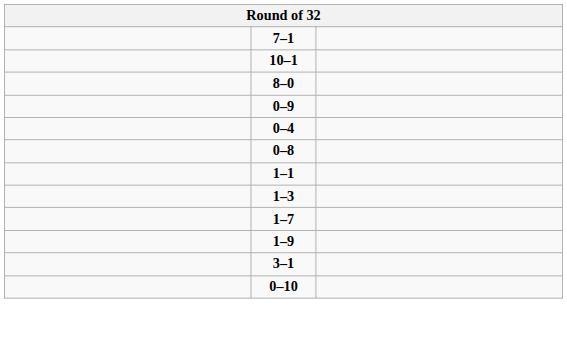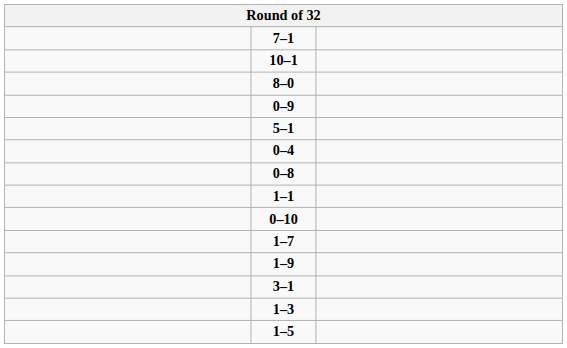+ row: (284, 128)
rows swapped: (284, 286) <-> (284, 196)
+ row: (284, 331)
